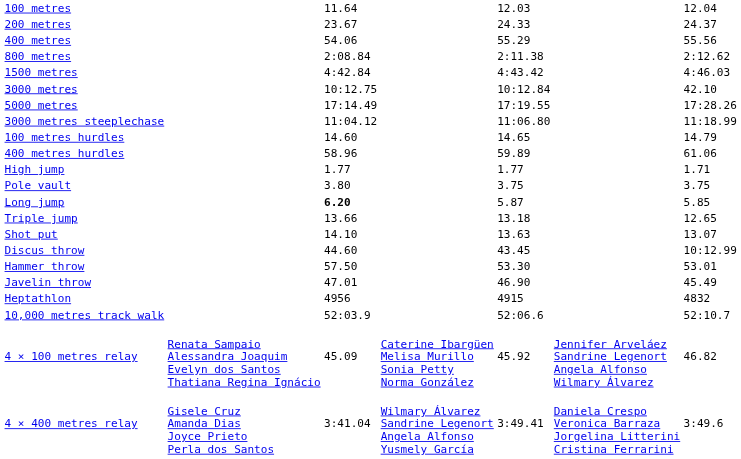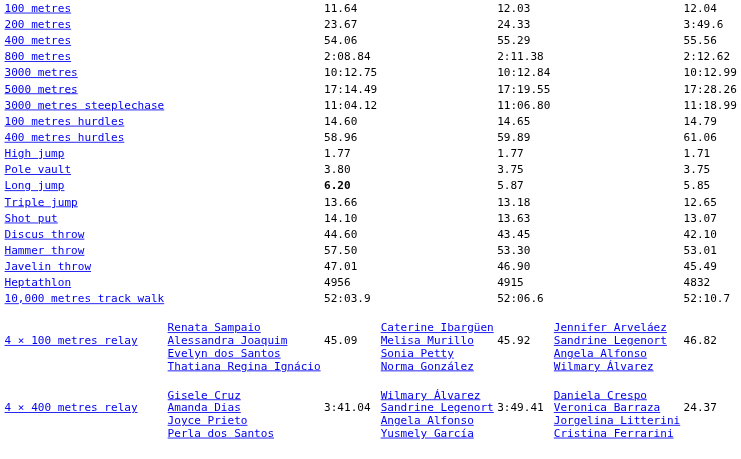(700, 24) 24.37 -> (704, 24) 3:49.6
- row: (41, 73)
(700, 89) 42.10 -> (710, 73) 10:12.99
(710, 250) 10:12.99 -> (700, 234) 42.10
(704, 424) 3:49.6 -> (700, 407) 24.37
